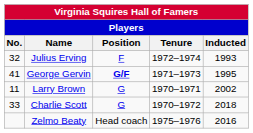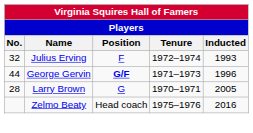(14, 74) 41 -> (14, 74) 44
(226, 74) 1995 -> (226, 74) 1996
(14, 89) 11 -> (14, 89) 28
(226, 89) 2002 -> (226, 89) 2005
- row: (59, 105)
